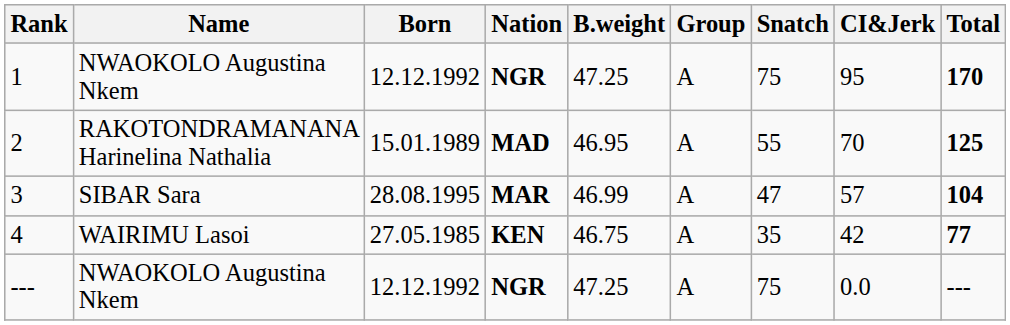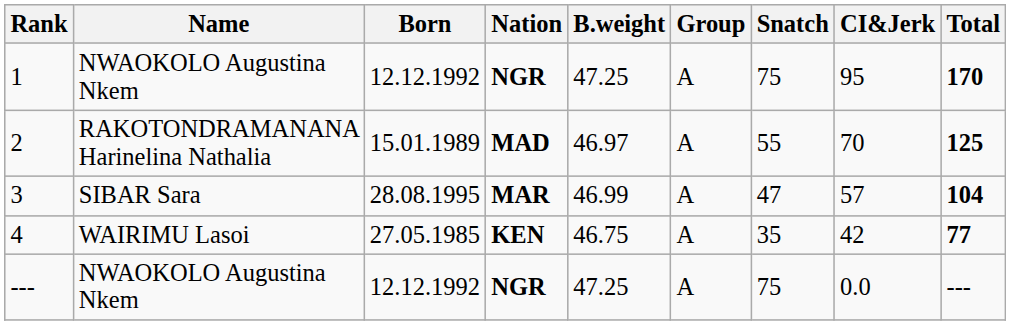(601, 142) 46.95 -> (601, 142) 46.97
